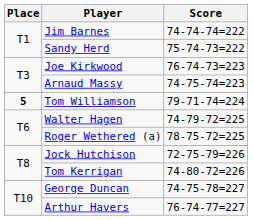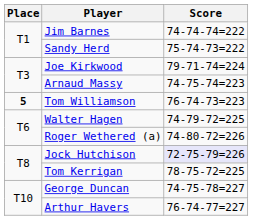(206, 66) 76-74-73=223 -> (206, 66) 79-71-74=224
(206, 101) 79-71-74=224 -> (206, 101) 76-74-73=223
(206, 136) 78-75-72=225 -> (206, 136) 74-80-72=226
(206, 154) no background -> (206, 154) lavender background
(206, 171) 74-80-72=226 -> (206, 171) 78-75-72=225
